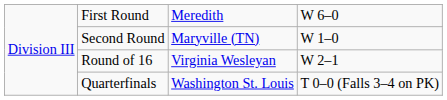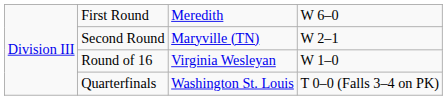(319, 38) W 1–0 -> (319, 38) W 2–1
(319, 60) W 2–1 -> (319, 60) W 1–0
